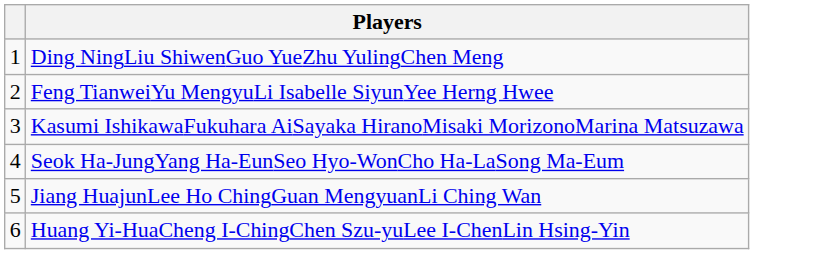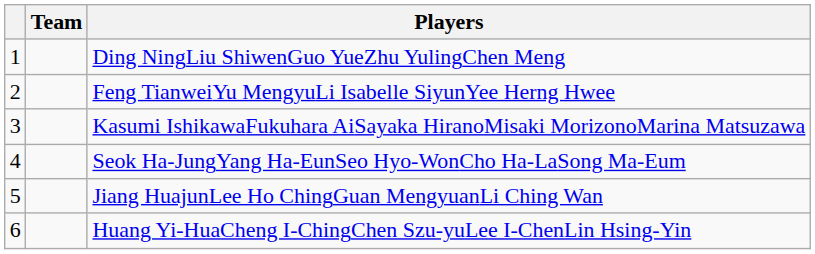+ column: (57, 21)
